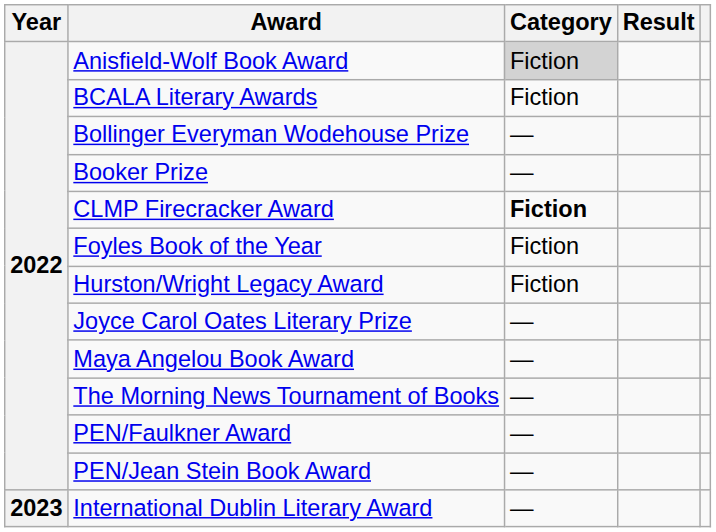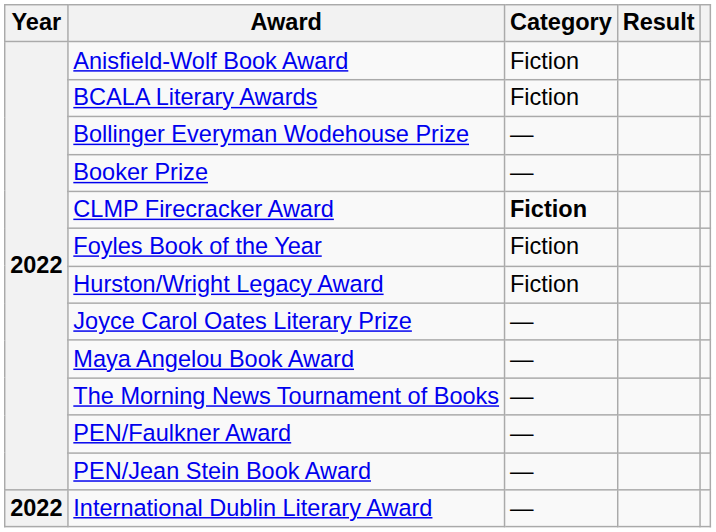(545, 60) lightgrey background -> (545, 60) no background
(36, 508) 2023 -> (36, 508) 2022
